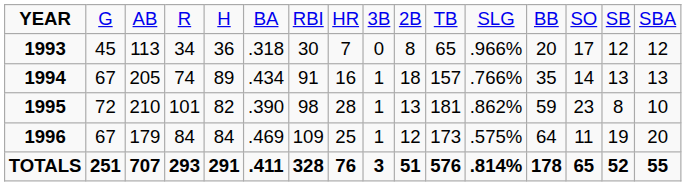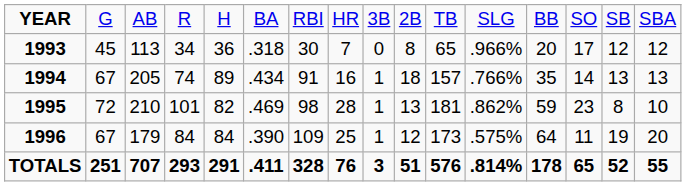(266, 107) .390 -> (266, 107) .469
(266, 136) .469 -> (266, 136) .390
